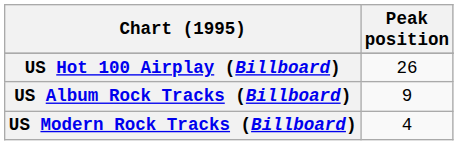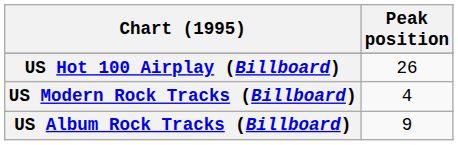rows swapped: (183, 96) <-> (183, 125)
